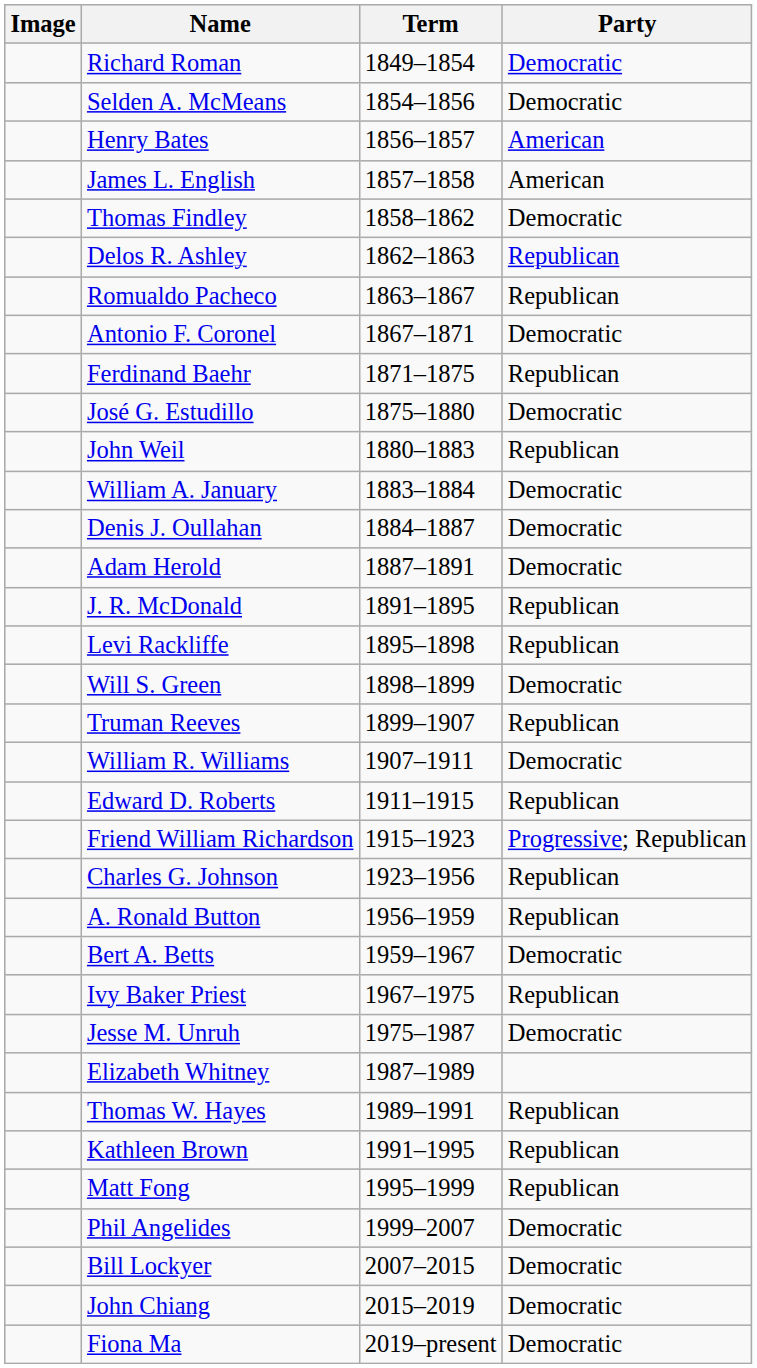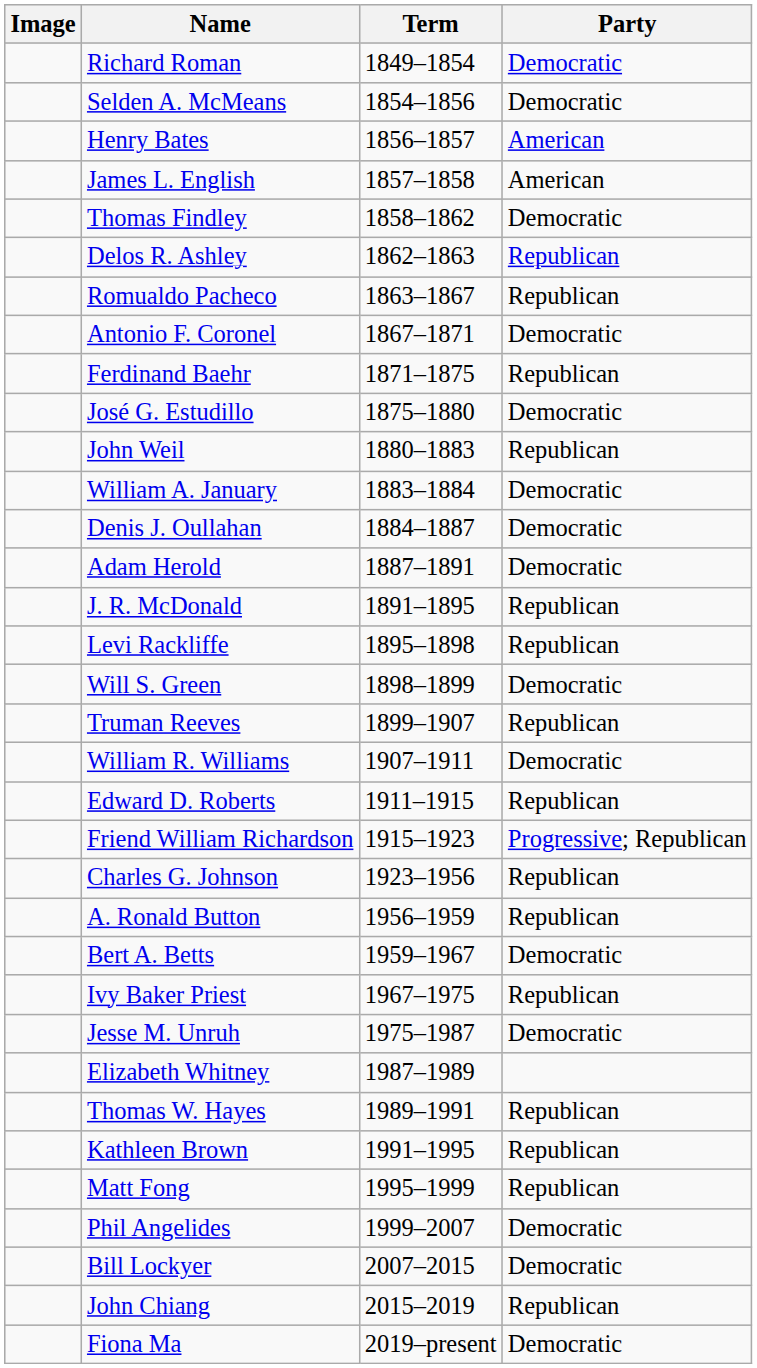(565, 1305) Democratic -> (564, 1305) Republican
